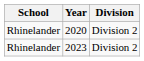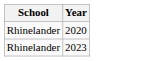- column: (115, 13)
